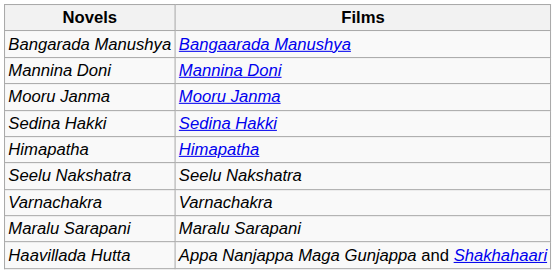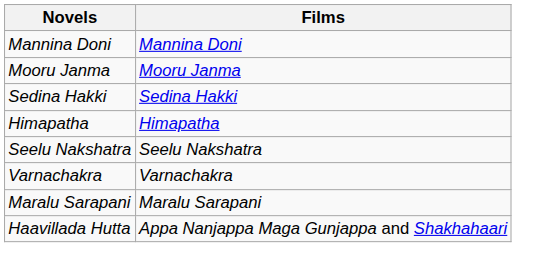- row: (90, 44)
